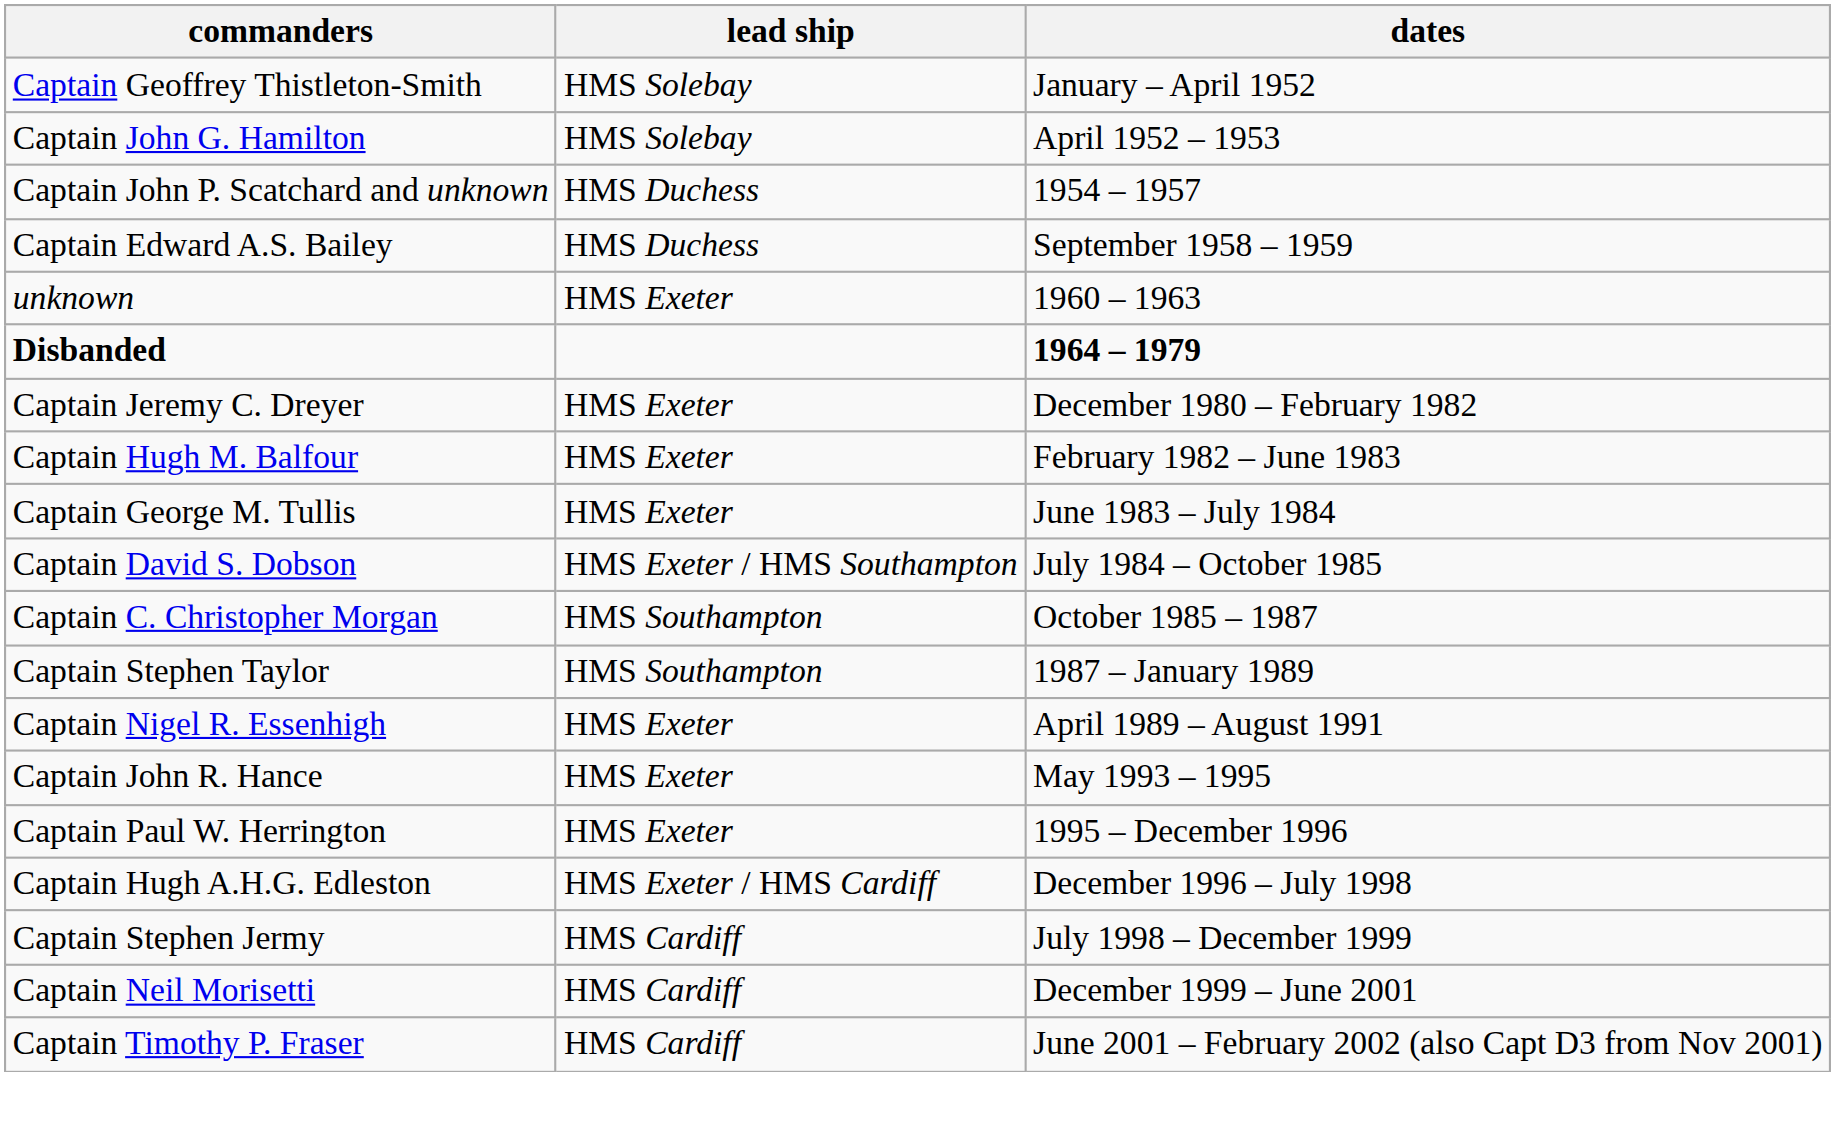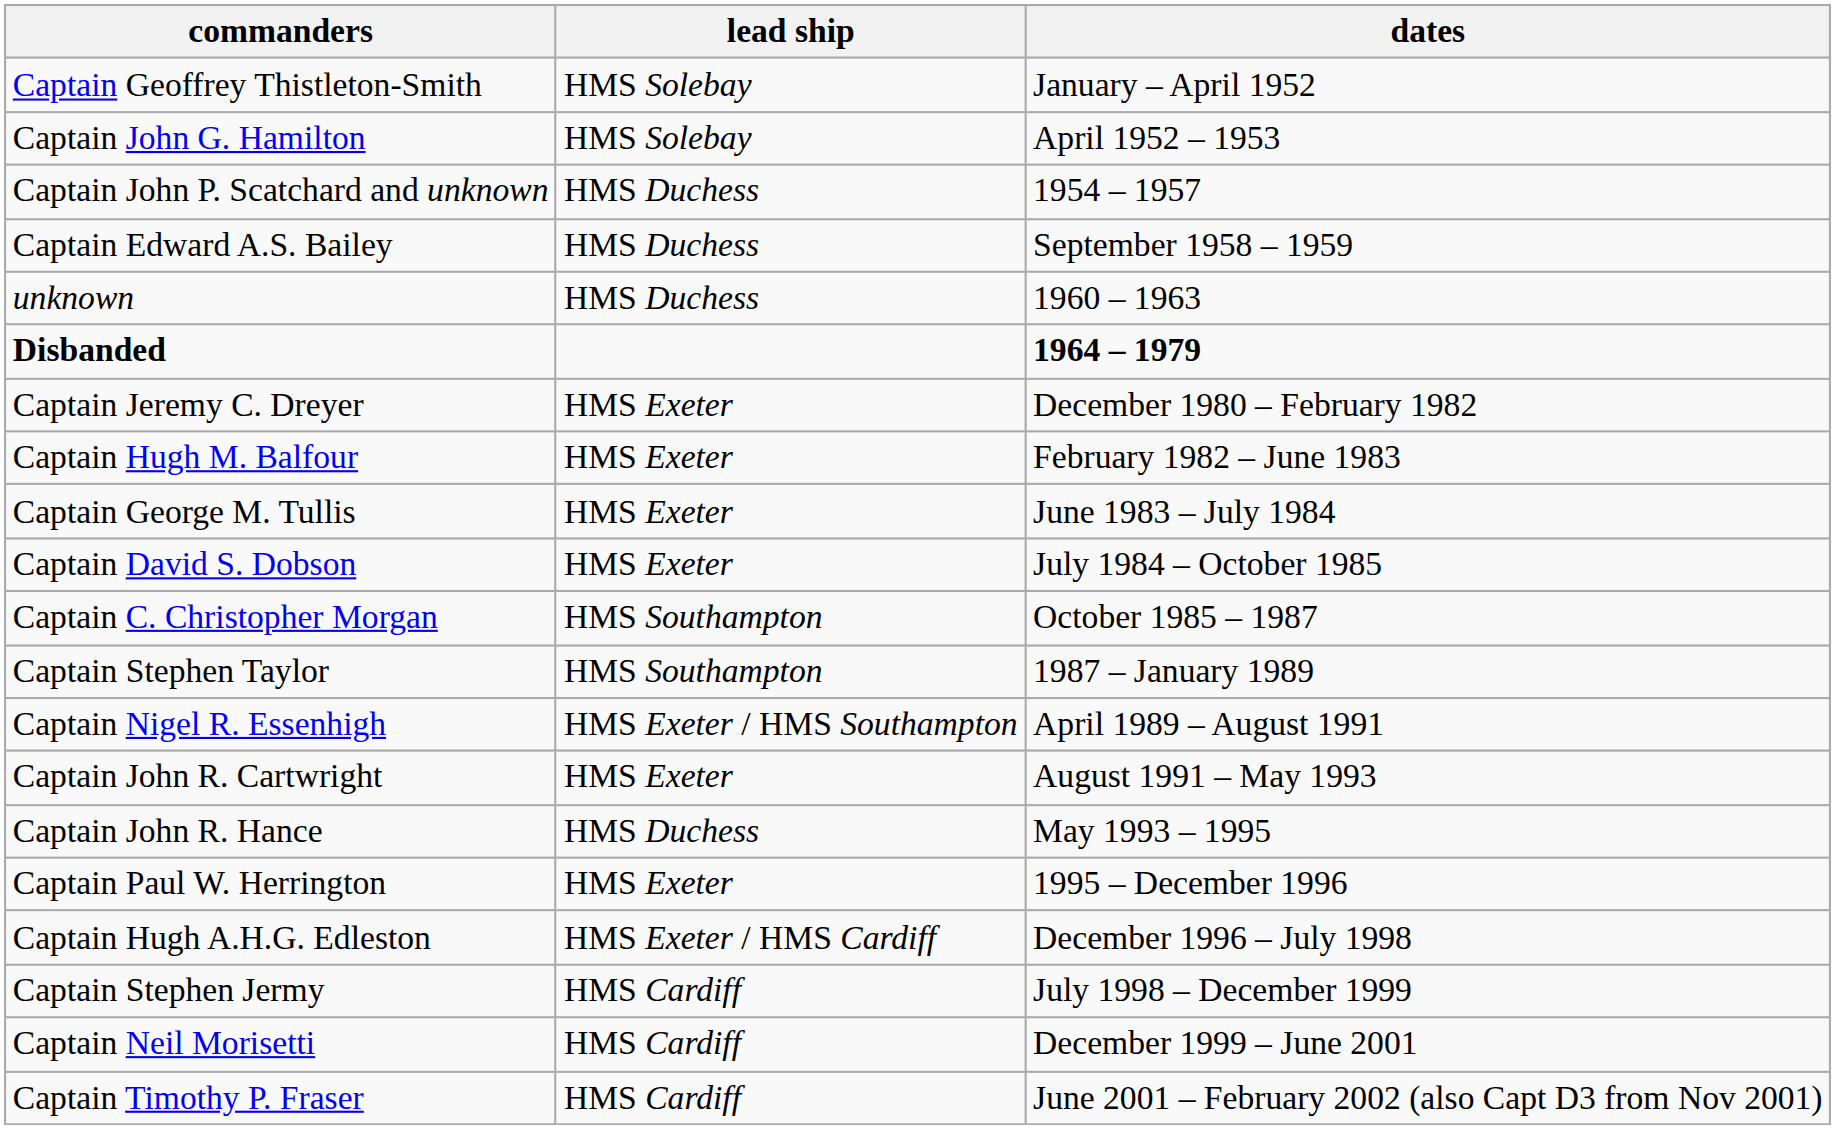(648, 297) HMS Exeter -> (661, 297) HMS Duchess
(791, 564) HMS Exeter / HMS Southampton -> (648, 564) HMS Exeter
(648, 723) HMS Exeter -> (791, 723) HMS Exeter / HMS Southampton
+ row: (198, 777)
(648, 777) HMS Exeter -> (661, 830) HMS Duchess
